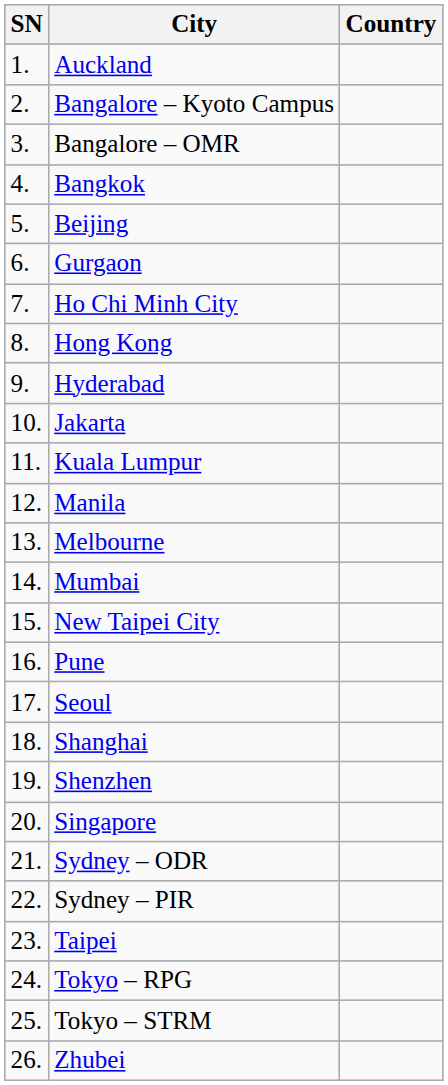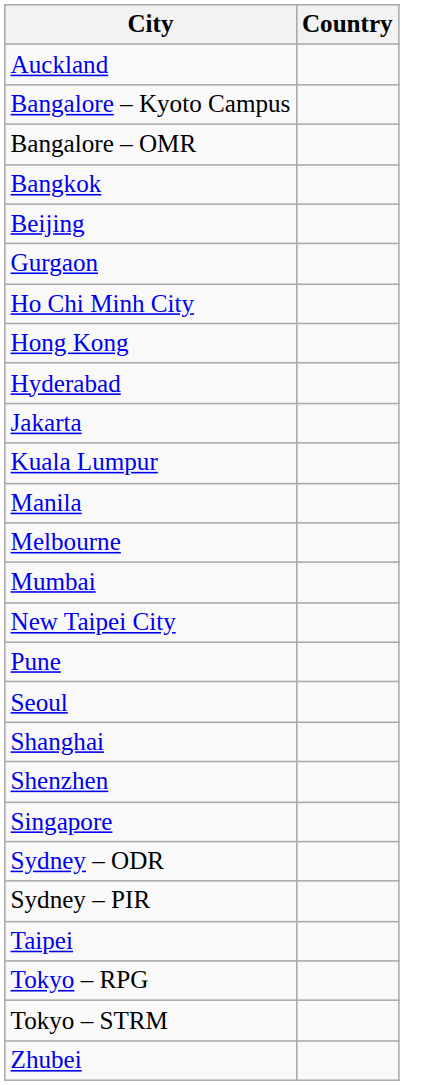- column: (27, 24)
